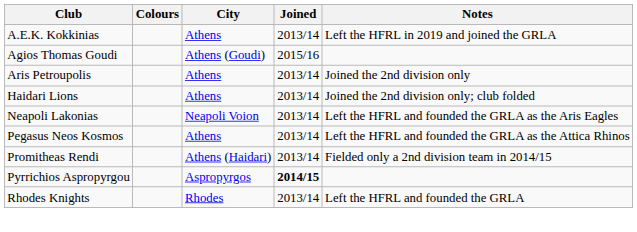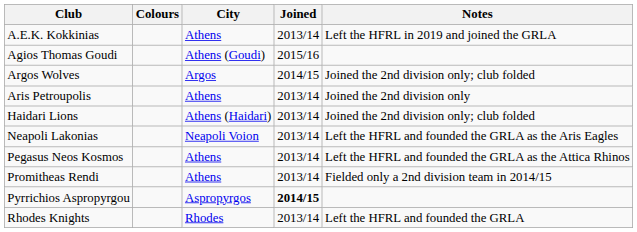+ row: (43, 75)
(203, 95) Athens -> (228, 116) Athens (Haidari)
(228, 156) Athens (Haidari) -> (203, 177) Athens
